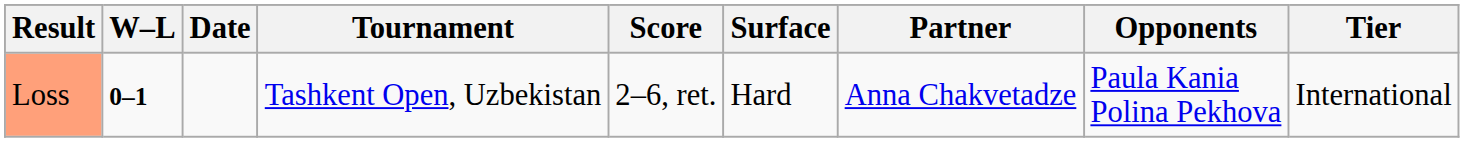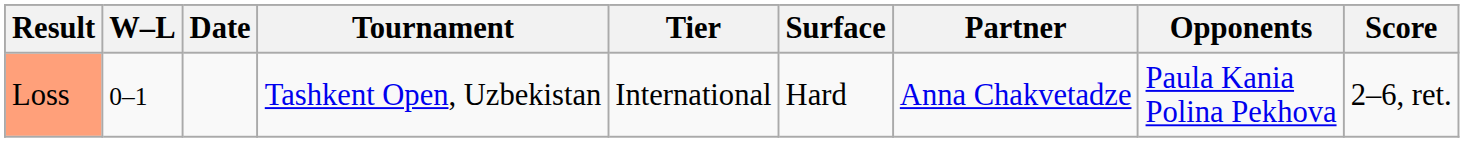columns swapped: (1374, 28) <-> (666, 28)
(128, 94) bold -> (128, 96) normal
